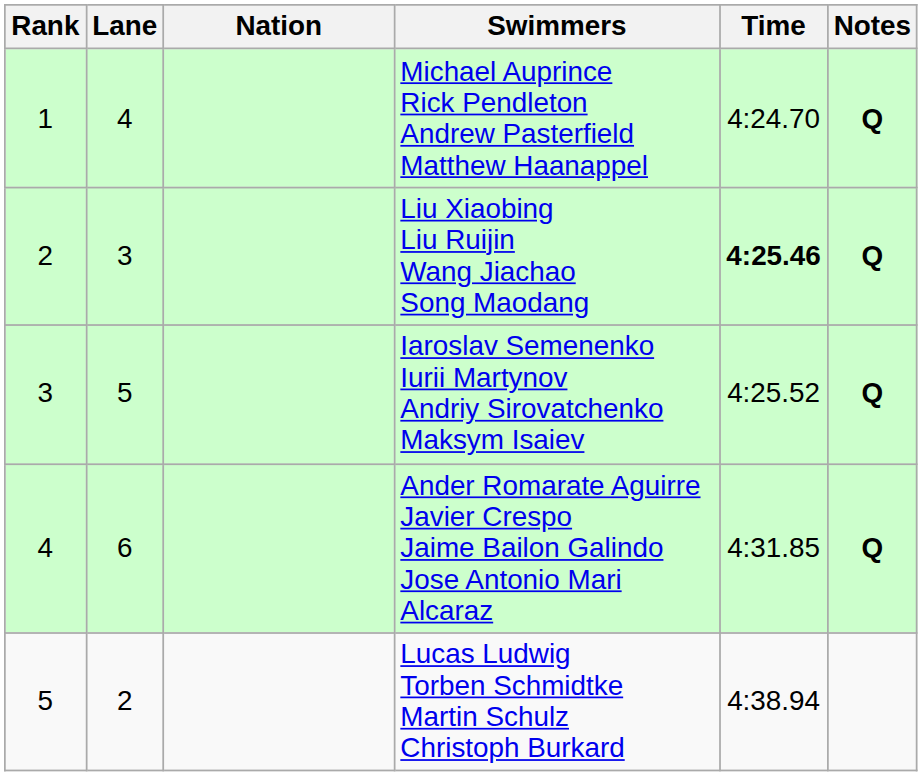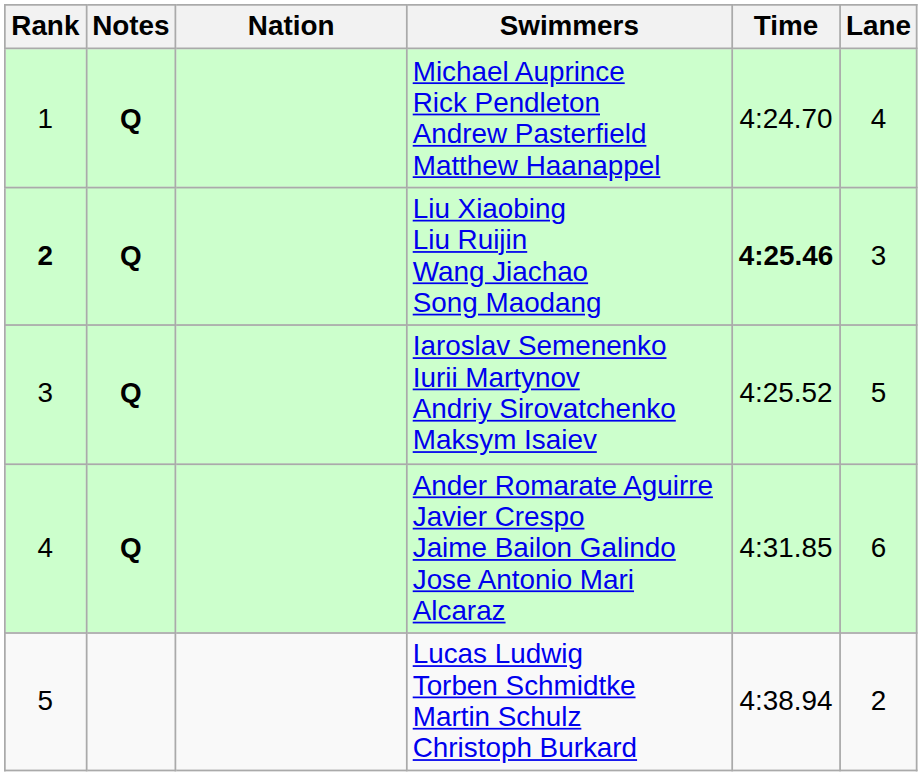columns swapped: (125, 26) <-> (872, 26)
(45, 255) normal -> (45, 255) bold
